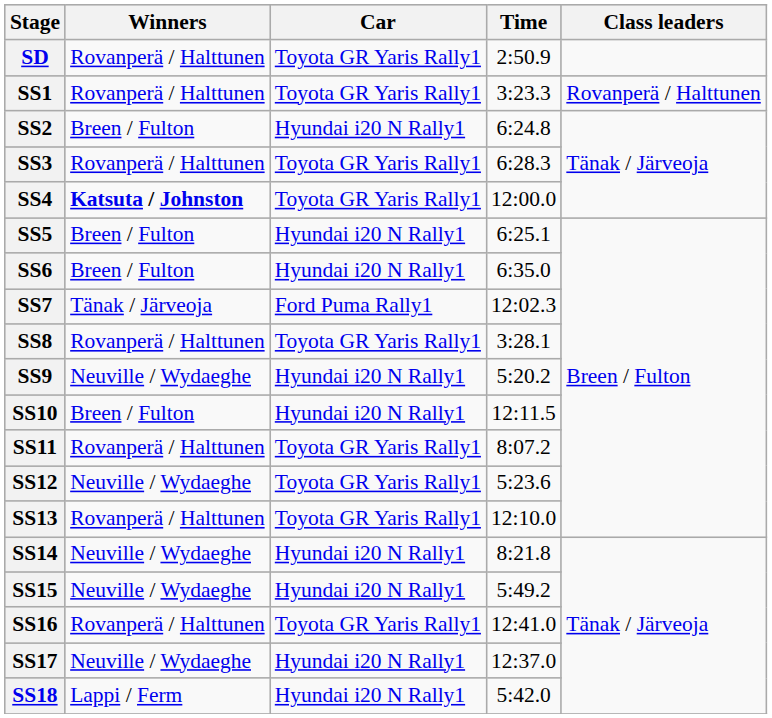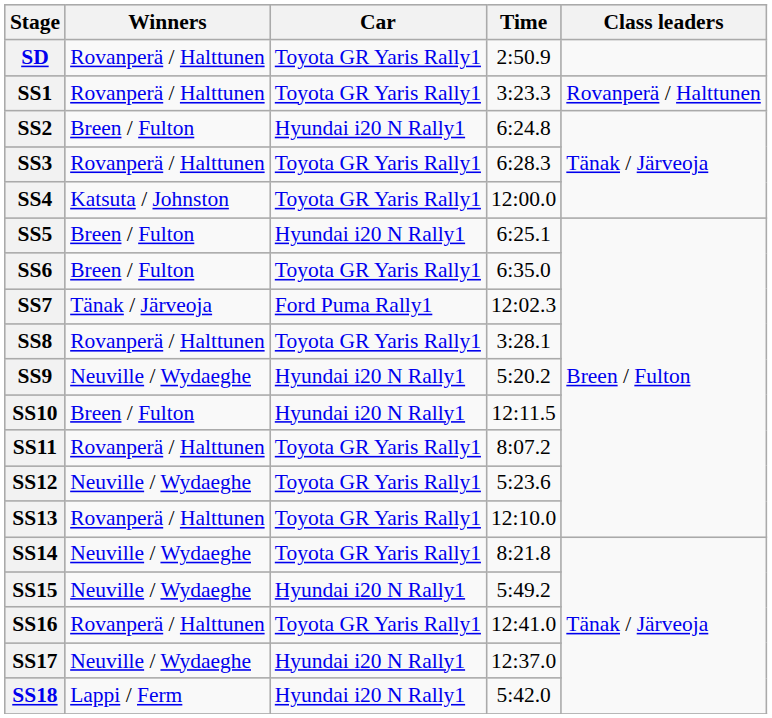(157, 199) bold -> (150, 199) normal
(370, 269) Hyundai i20 N Rally1 -> (378, 269) Toyota GR Yaris Rally1
(370, 553) Hyundai i20 N Rally1 -> (378, 553) Toyota GR Yaris Rally1
